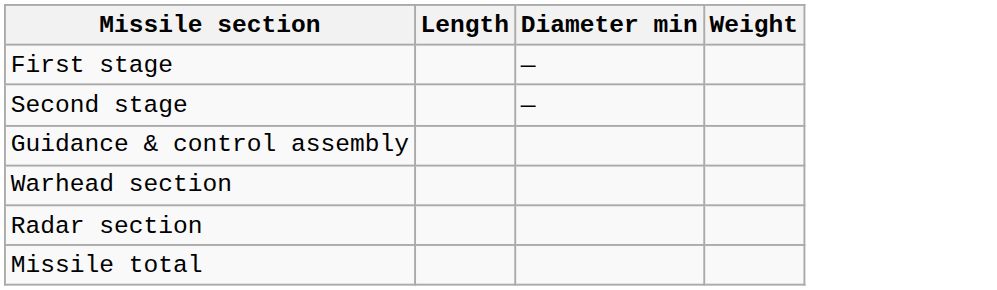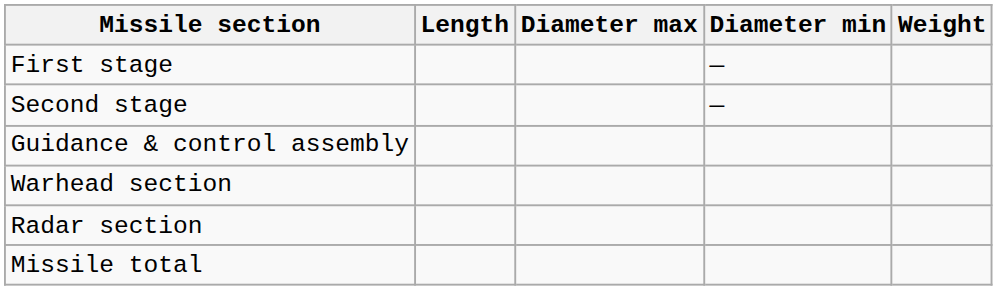+ column: (609, 25)
